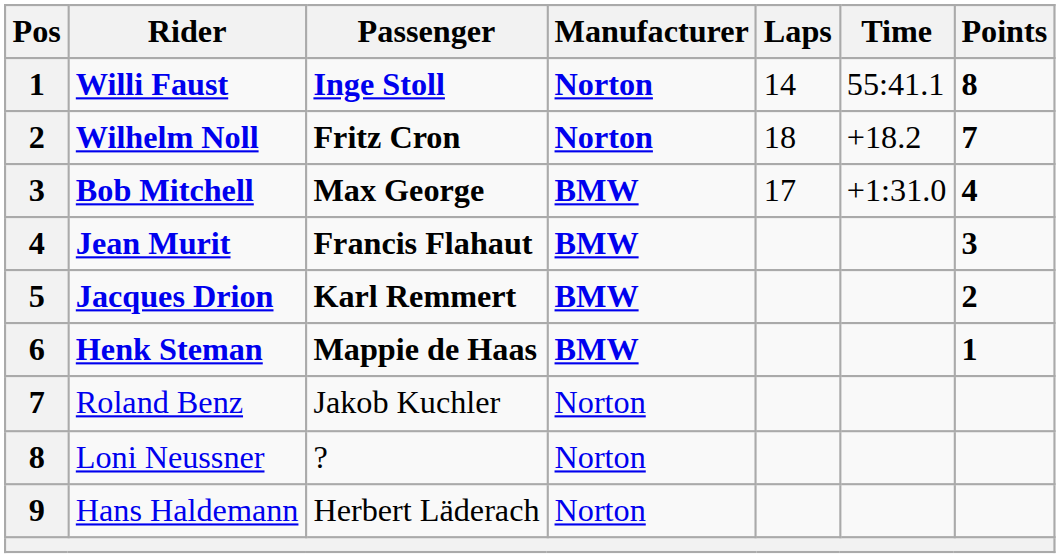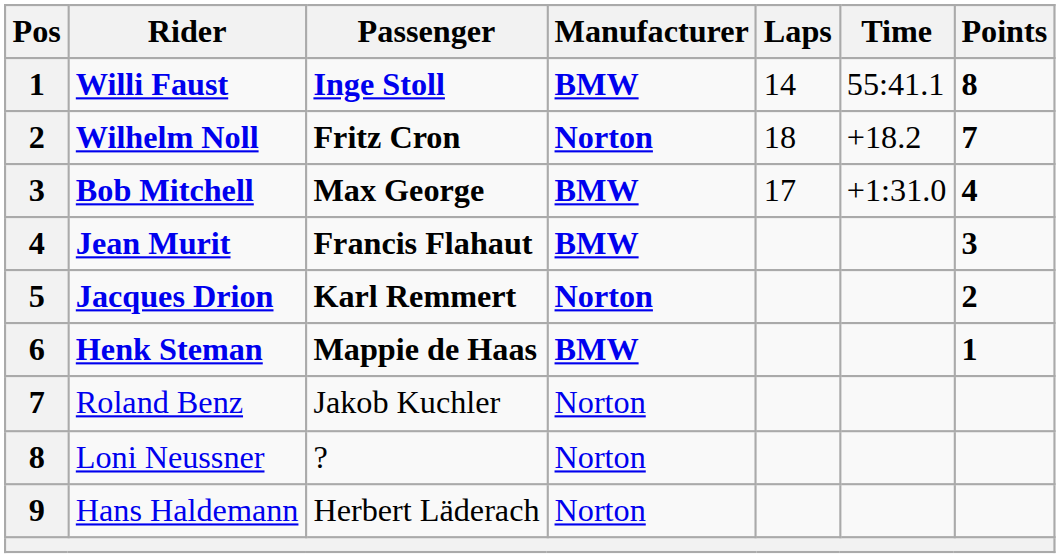(604, 84) Norton -> (597, 84) BMW
(597, 296) BMW -> (604, 296) Norton
